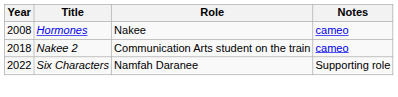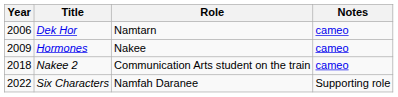+ row: (57, 30)
(19, 30) 2008 -> (19, 48) 2009
